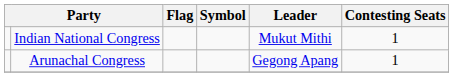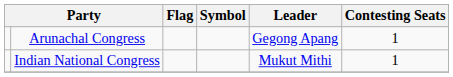rows swapped: (87, 38) <-> (87, 60)
